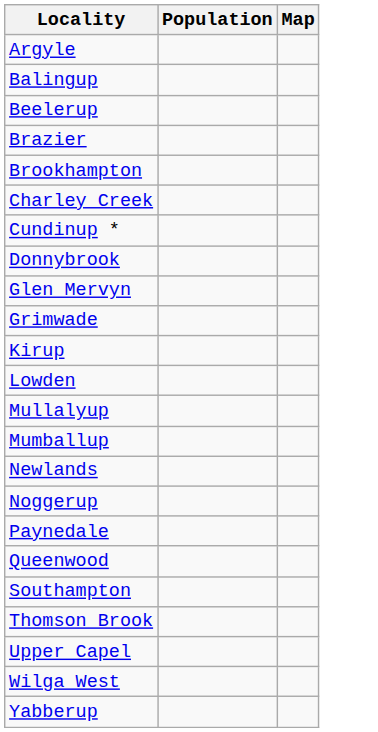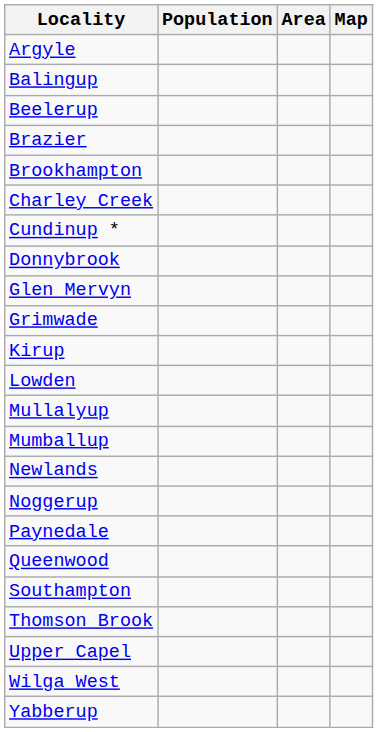+ column: (304, 20)
